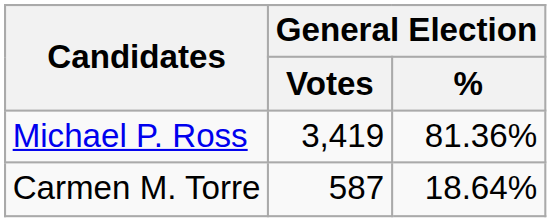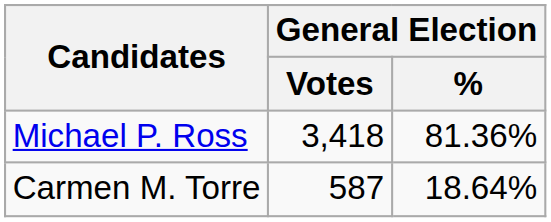(343, 135) 3,419 -> (343, 135) 3,418
